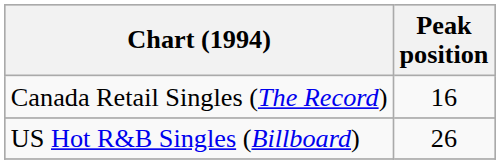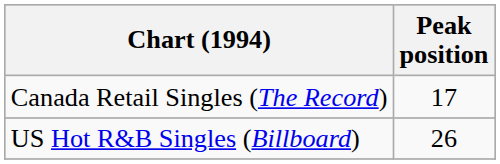(444, 96) 16 -> (444, 96) 17
